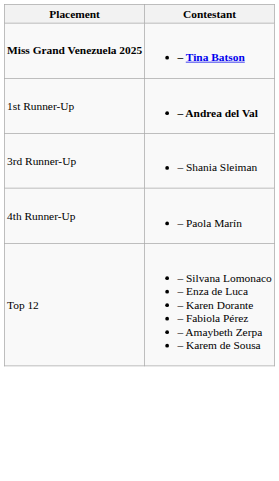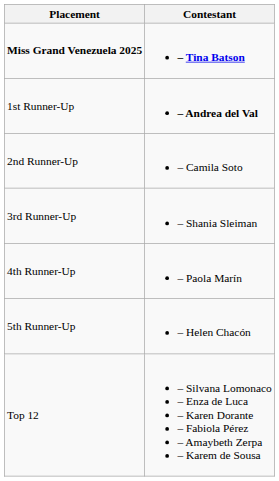+ row: (43, 161)
+ row: (41, 326)
